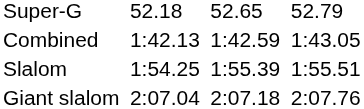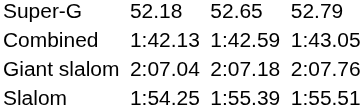rows swapped: (61, 98) <-> (35, 69)
